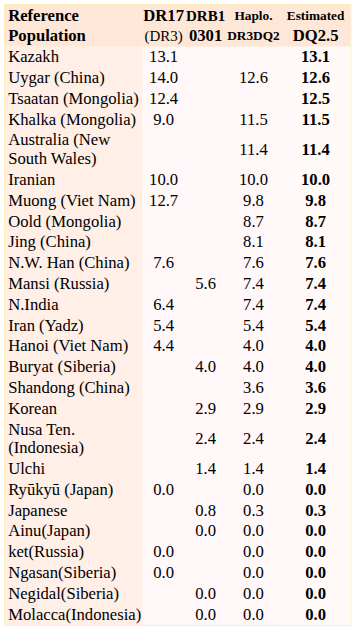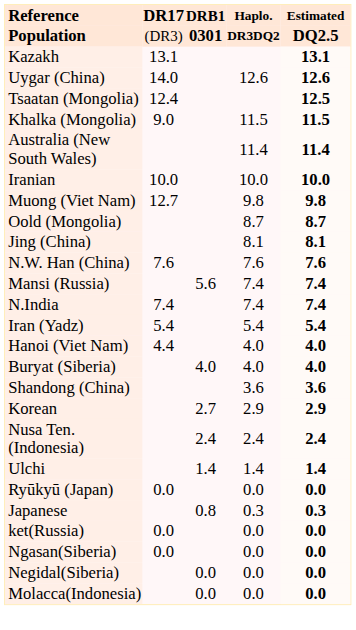(164, 304) 6.4 -> (164, 304) 7.4
(206, 408) 2.9 -> (206, 408) 2.7
- row: (49, 531)
